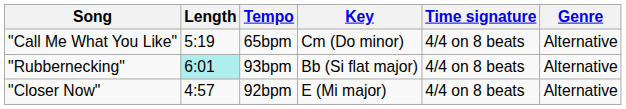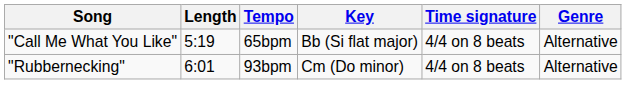(353, 41) Cm (Do minor) -> (360, 41) Bb (Si flat major)
(199, 66) paleturquoise background -> (199, 66) no background
(360, 66) Bb (Si flat major) -> (353, 66) Cm (Do minor)
- row: (54, 91)
